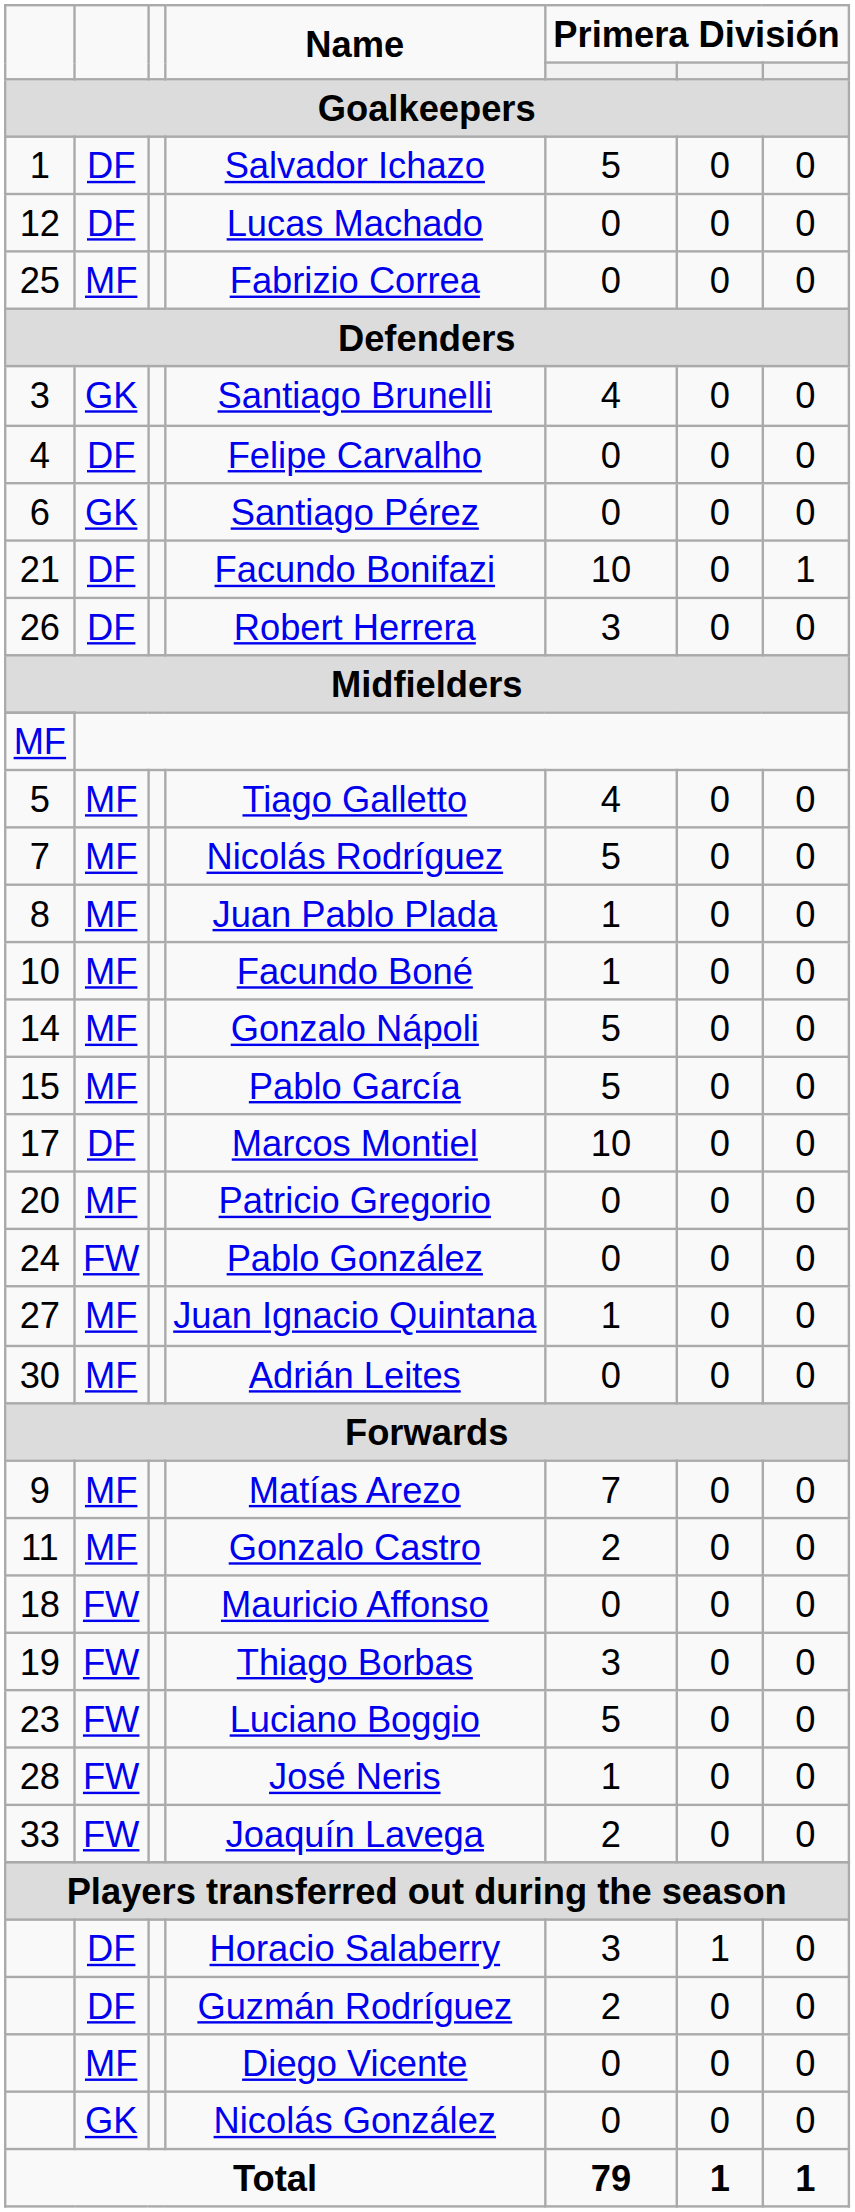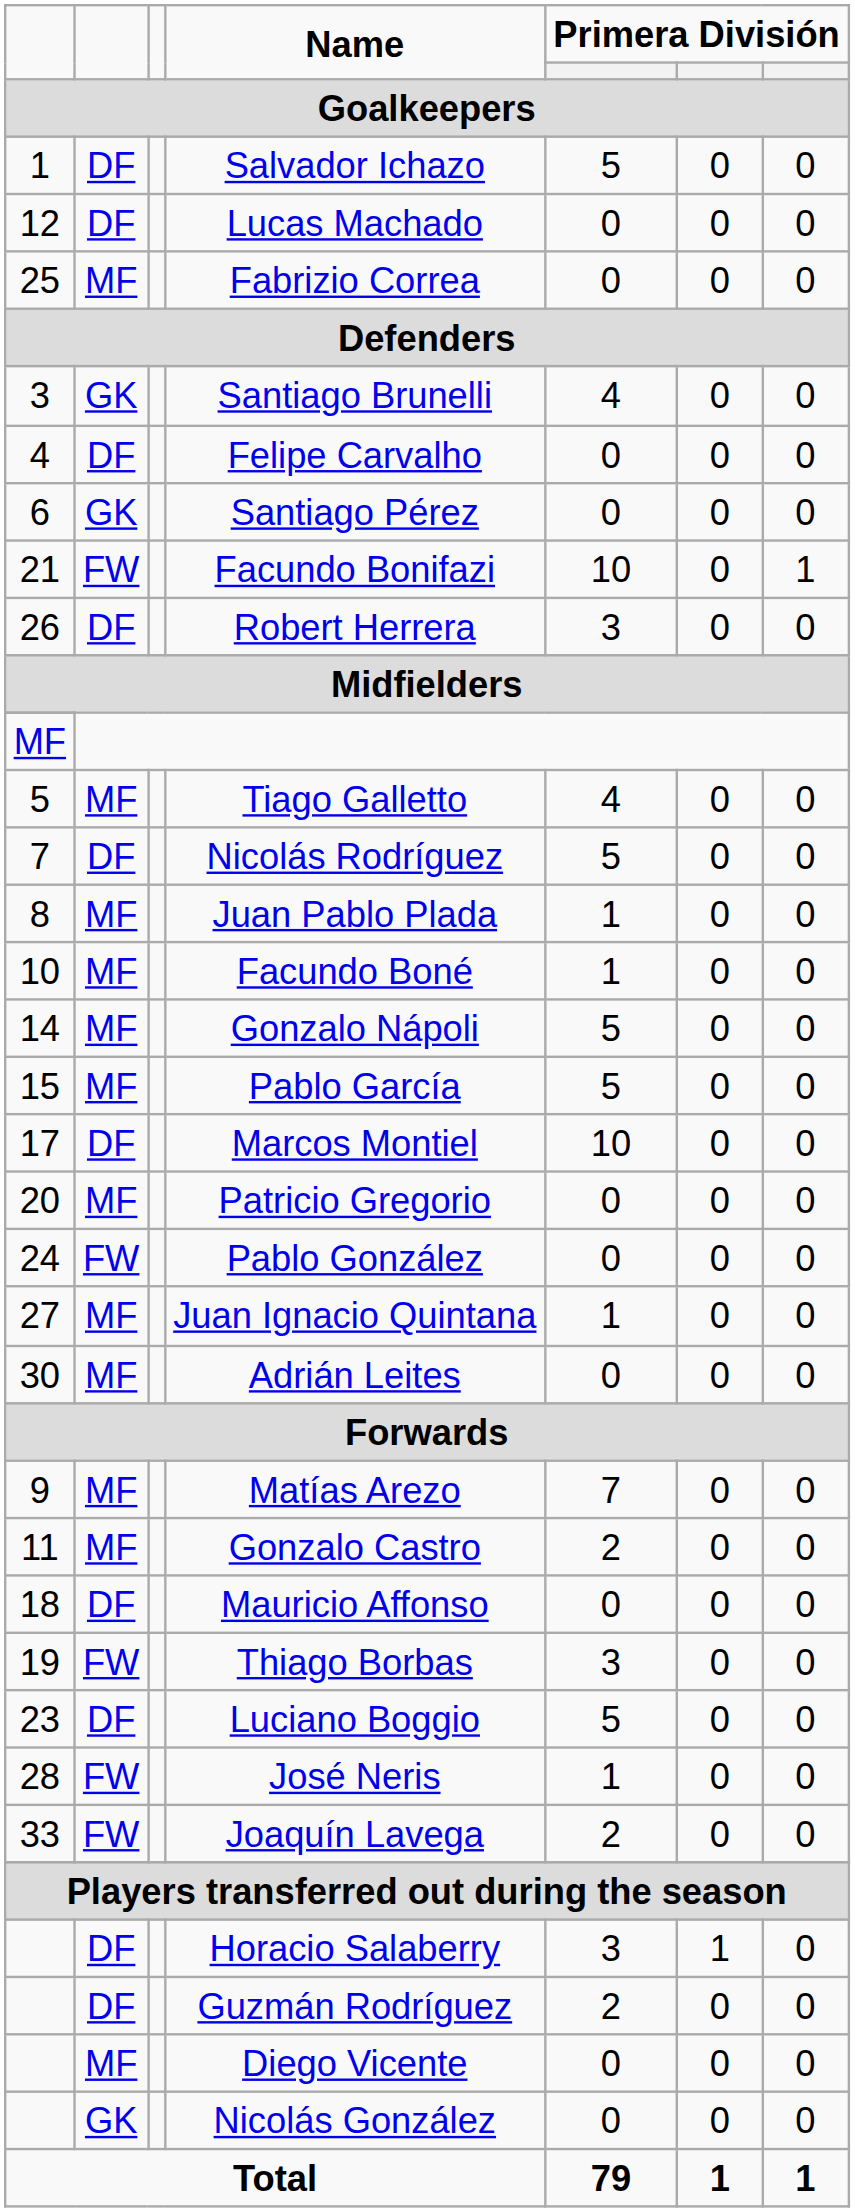(111, 569) DF -> (111, 569) FW
(111, 856) MF -> (111, 856) DF
(111, 1604) FW -> (111, 1604) DF
(111, 1719) FW -> (111, 1719) DF
